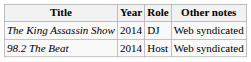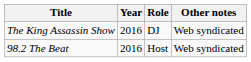(131, 30) 2014 -> (131, 30) 2016
(131, 48) 2014 -> (131, 48) 2016
